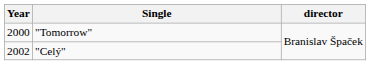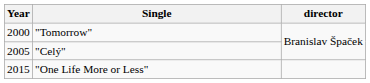(18, 50) 2002 -> (18, 50) 2005
+ row: (92, 69)
